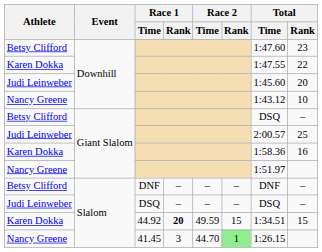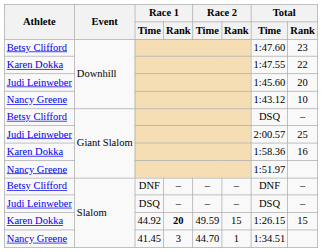(269, 221) 1:34.51 -> (269, 221) 1:26.15
(236, 238) lightgreen background -> (236, 238) no background
(269, 238) 1:26.15 -> (269, 238) 1:34.51
